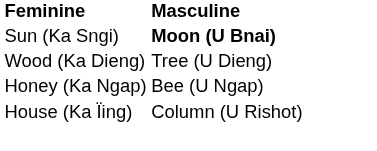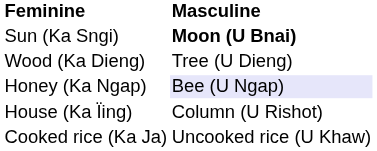(207, 86) no background -> (228, 86) lavender background
+ row: (86, 137)
